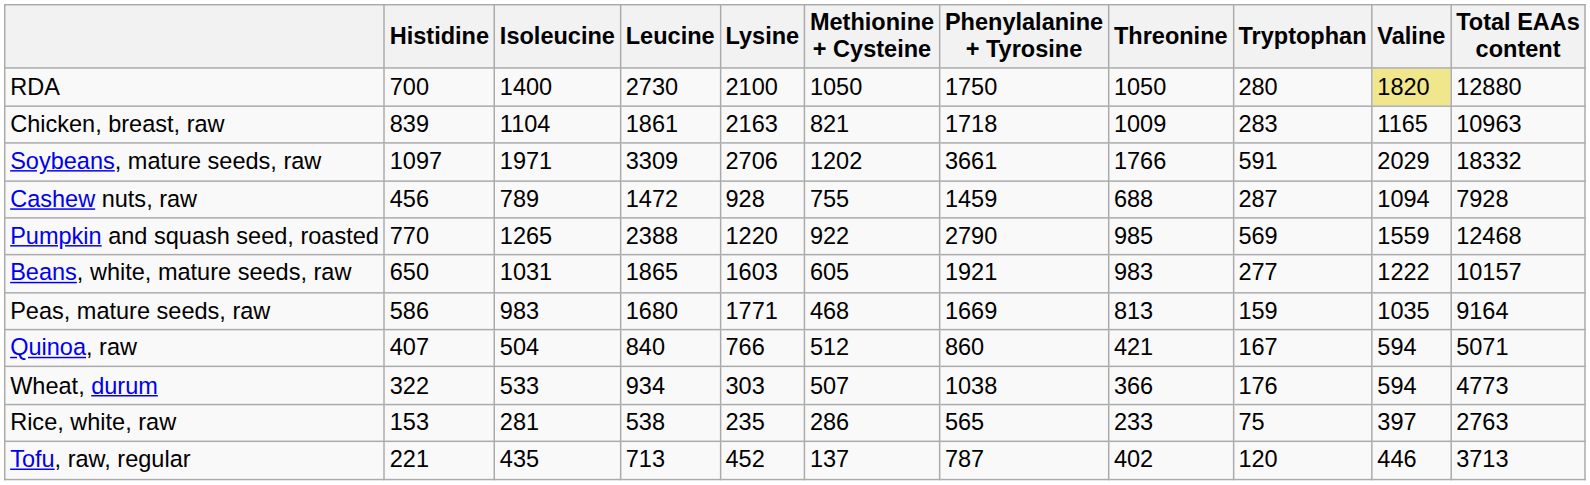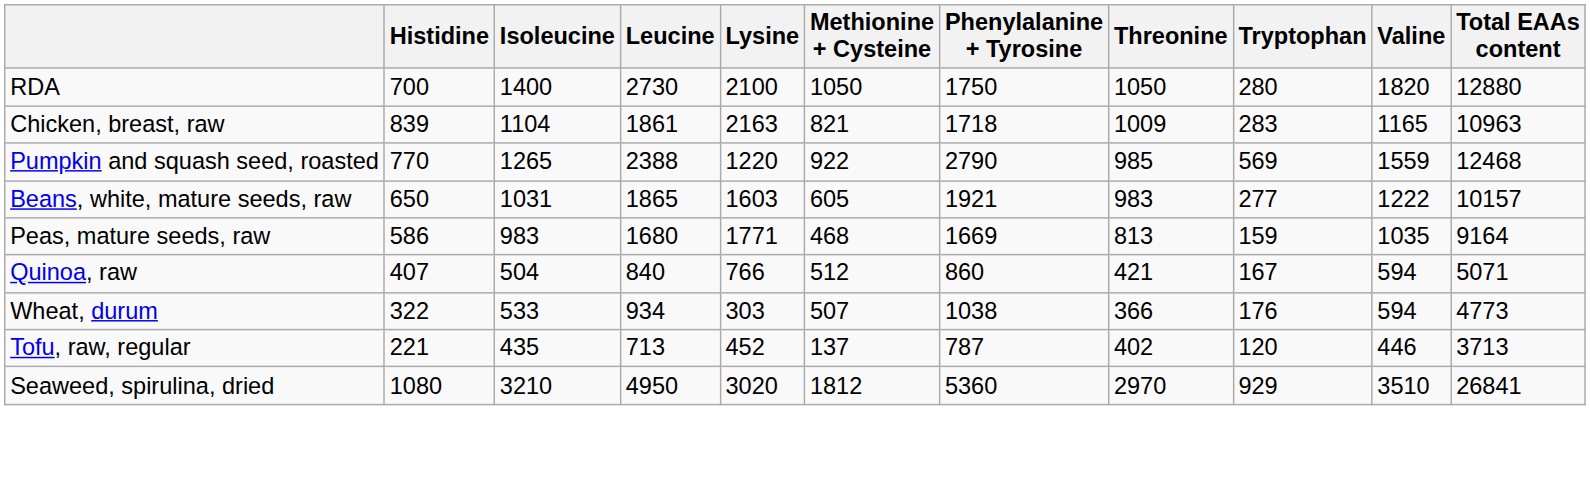(1404, 86) khaki background -> (1404, 86) no background
- row: (166, 161)
- row: (104, 198)
- row: (93, 422)
+ row: (142, 385)
